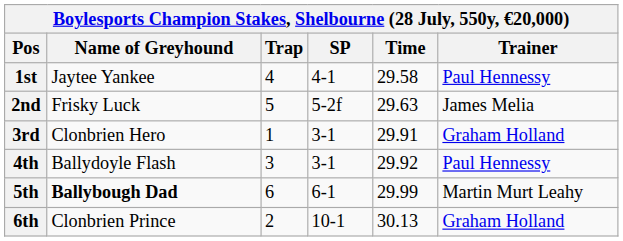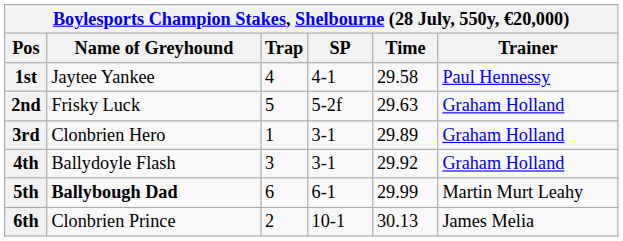(488, 105) James Melia -> (503, 105) Graham Holland
(397, 134) 29.91 -> (397, 134) 29.89
(496, 163) Paul Hennessy -> (503, 163) Graham Holland
(503, 221) Graham Holland -> (488, 221) James Melia
